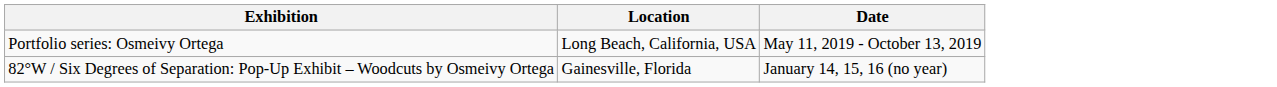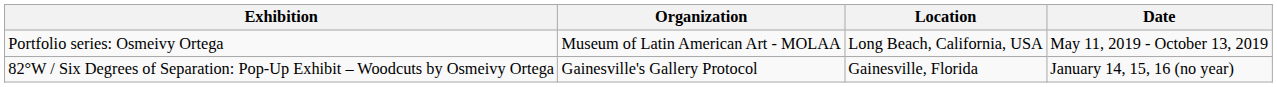+ column: (701, 17)
